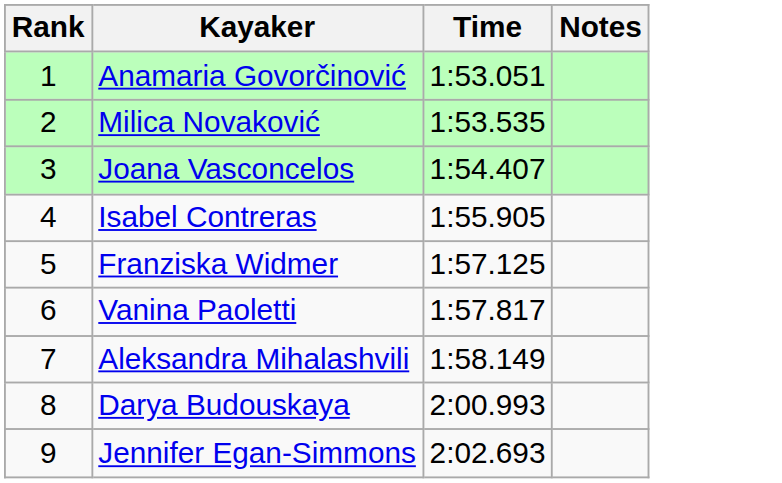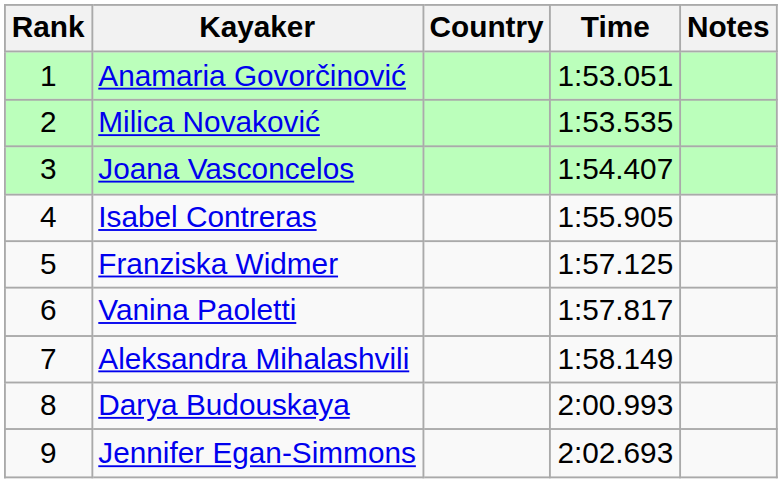+ column: (487, 28)
